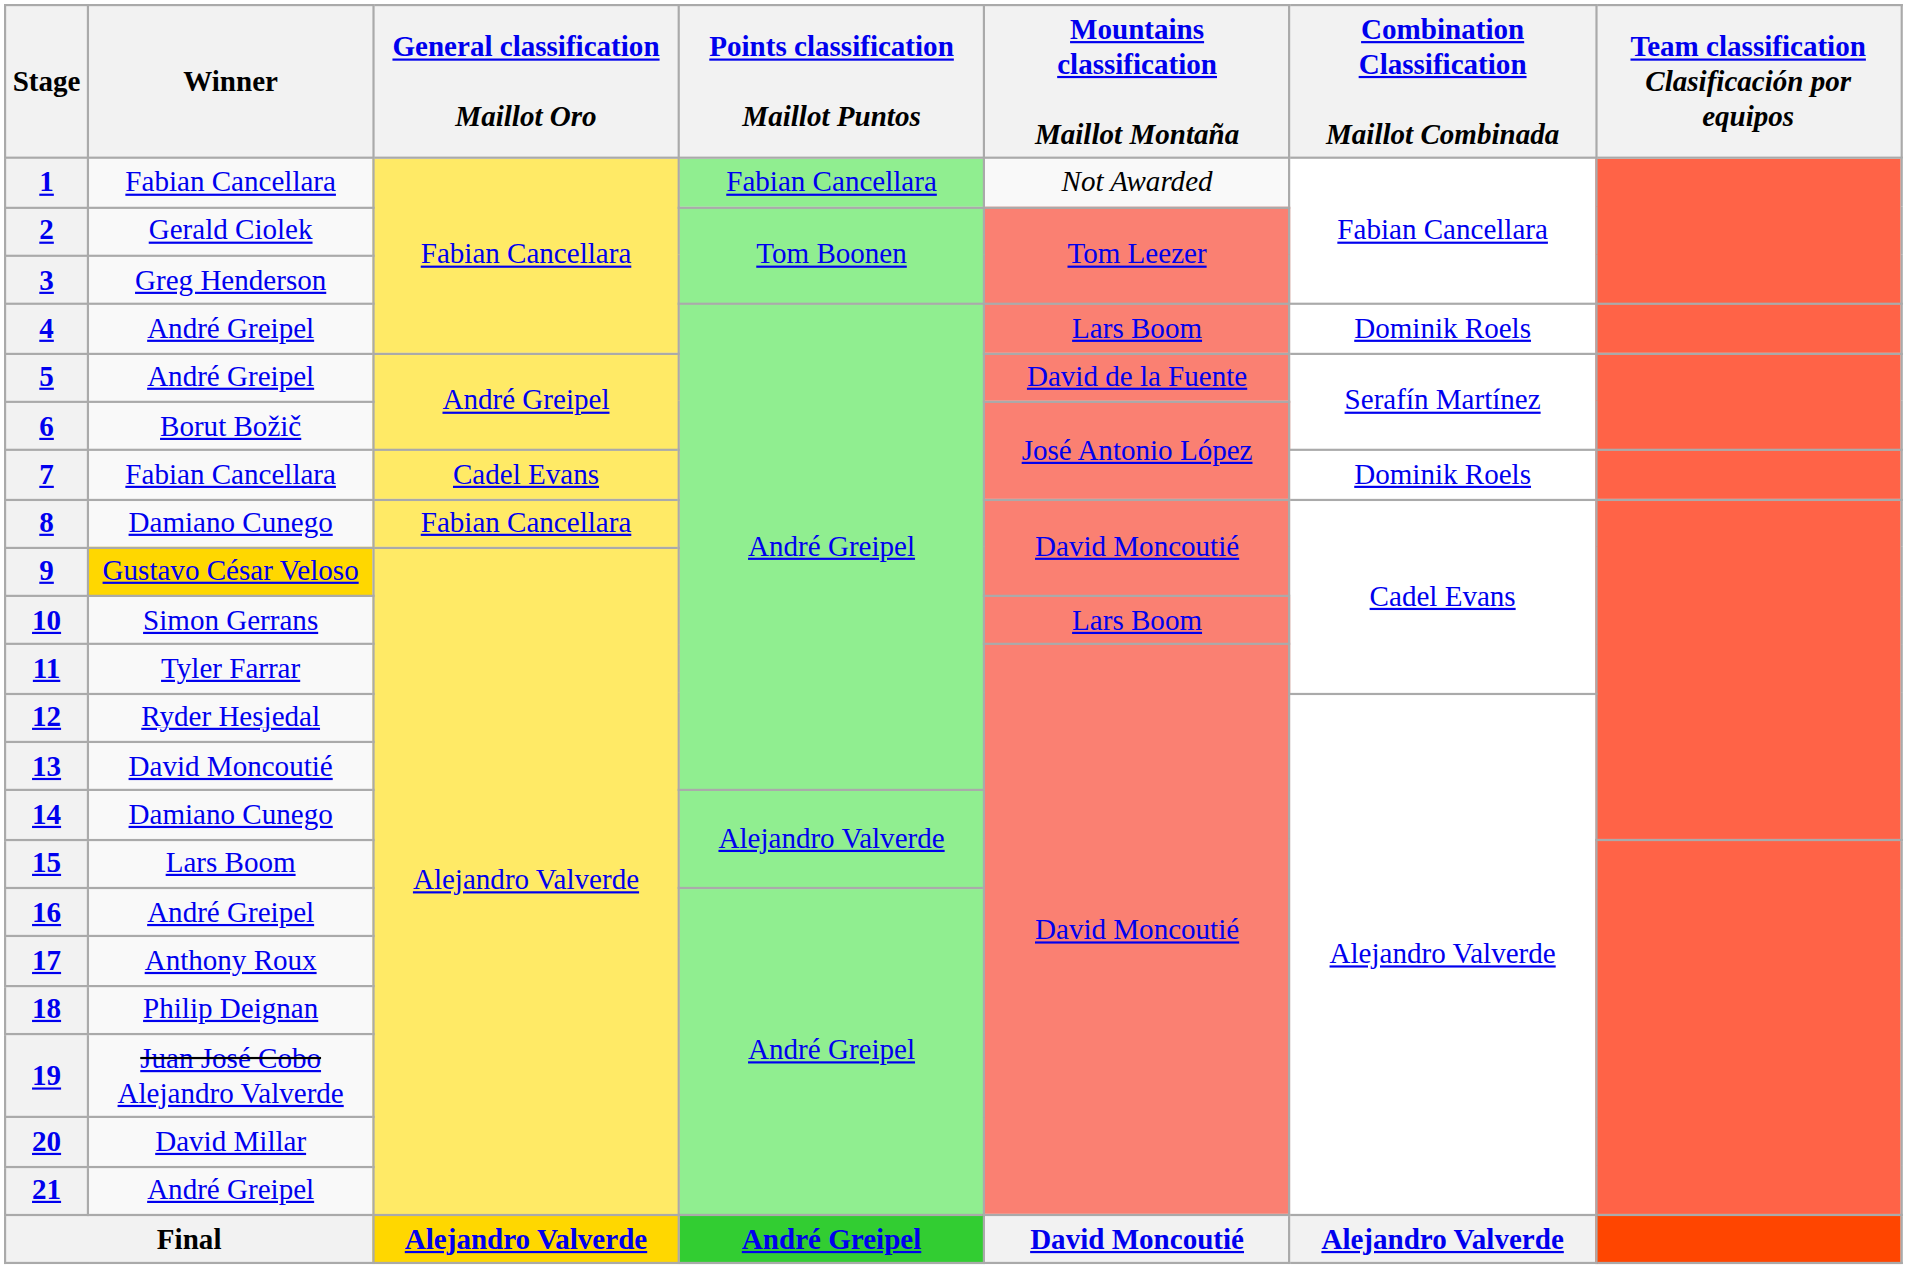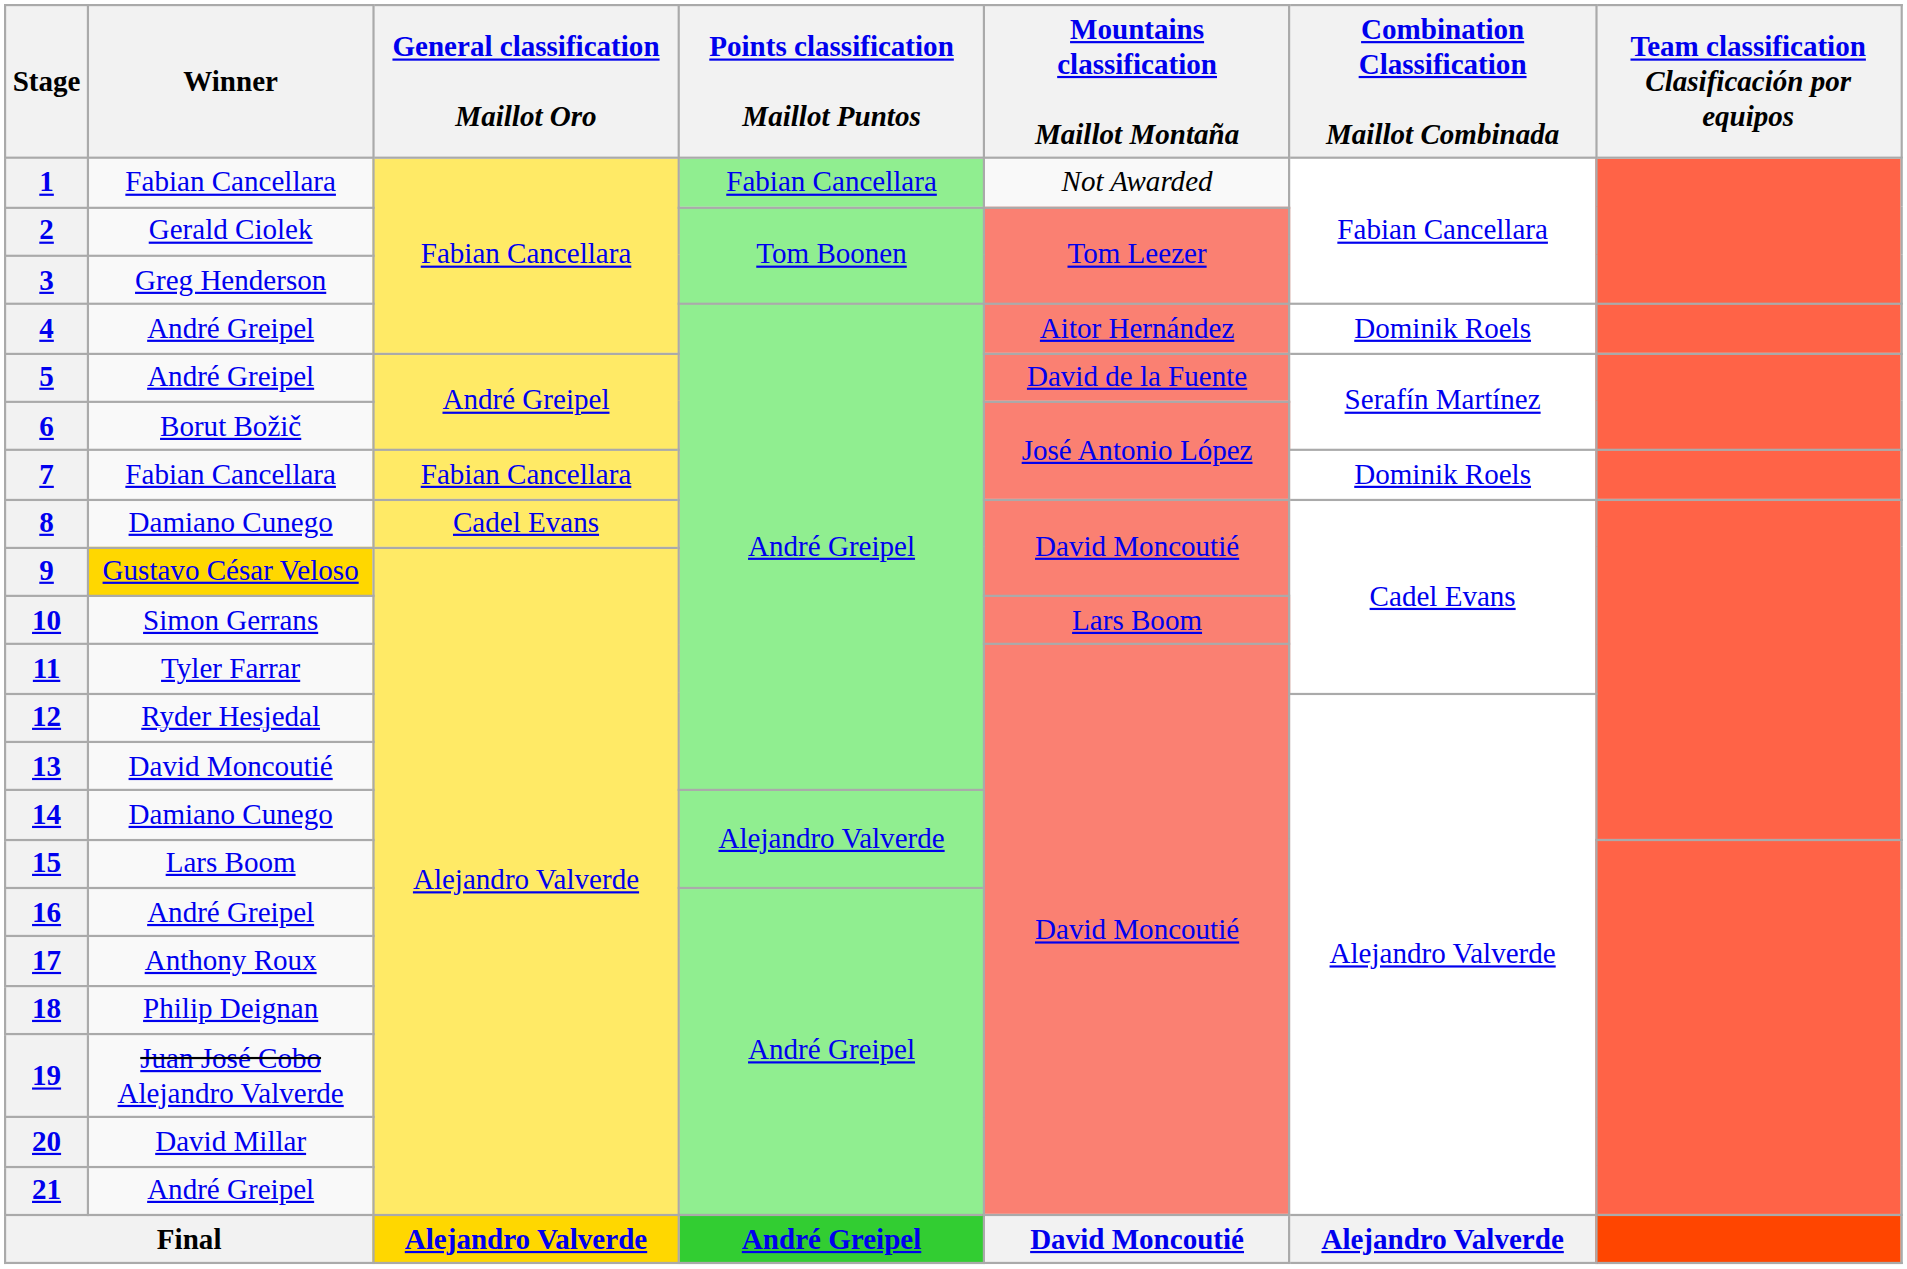(1137, 328) Lars Boom -> (1137, 328) Aitor Hernández
(526, 474) Cadel Evans -> (526, 474) Fabian Cancellara
(526, 522) Fabian Cancellara -> (526, 522) Cadel Evans
